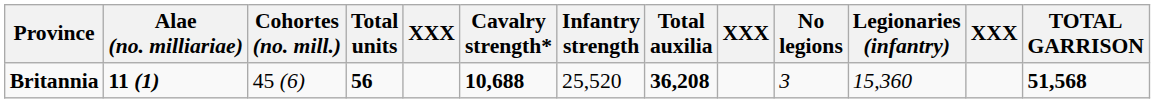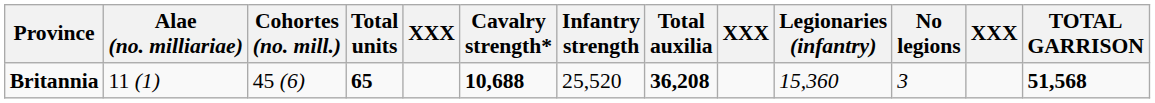columns swapped: (811, 33) <-> (907, 33)
(134, 80) bold -> (134, 80) normal
(362, 80) 56 -> (362, 80) 65
